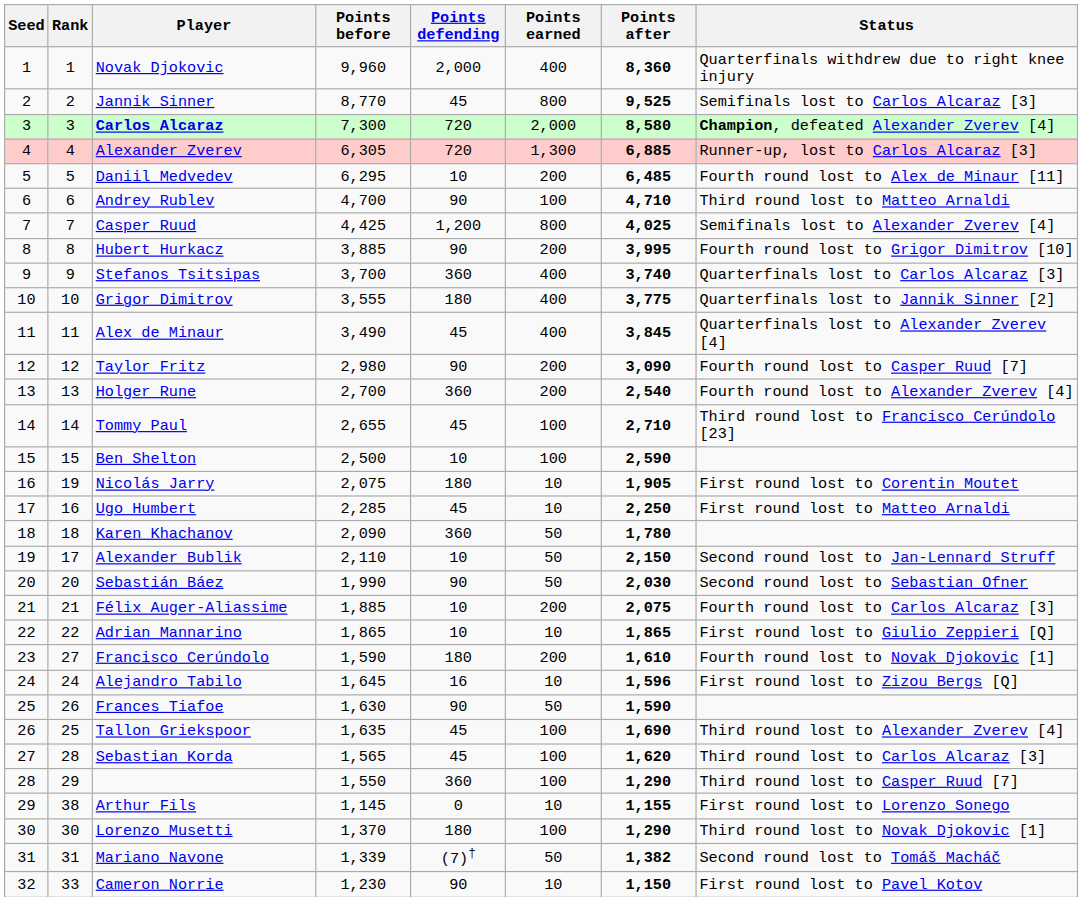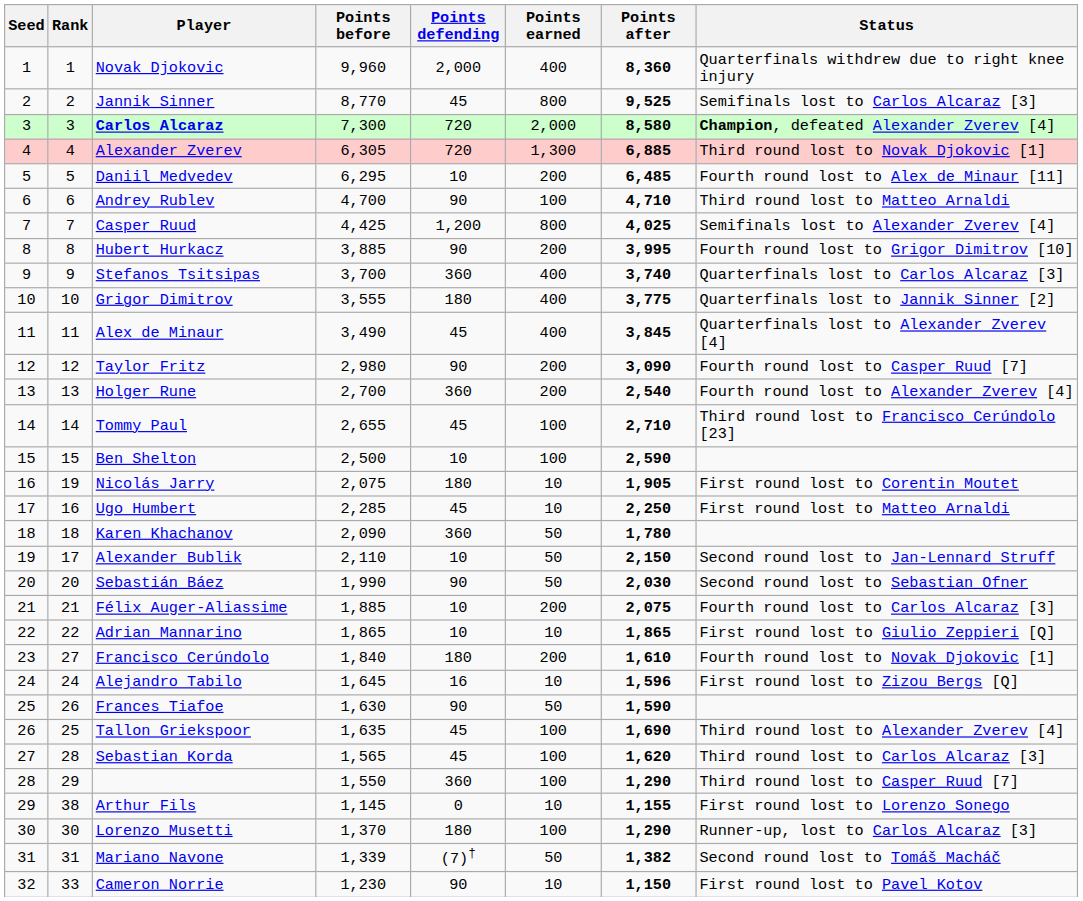(868, 151) Runner-up, lost to Carlos Alcaraz [3] -> (873, 151) Third round lost to Novak Djokovic [1]
(363, 657) 1,590 -> (363, 657) 1,840
(873, 831) Third round lost to Novak Djokovic [1] -> (868, 831) Runner-up, lost to Carlos Alcaraz [3]
